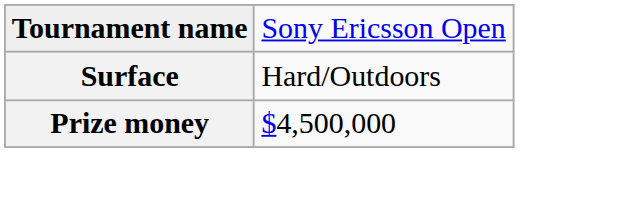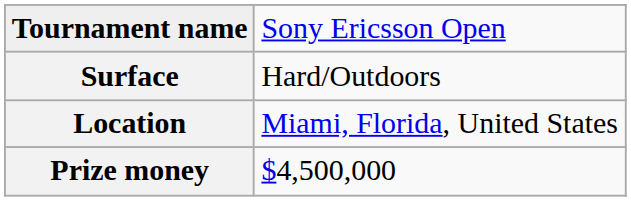+ row: (130, 123)
